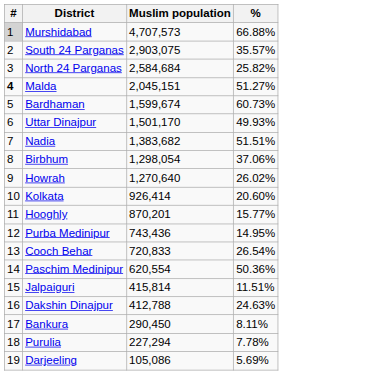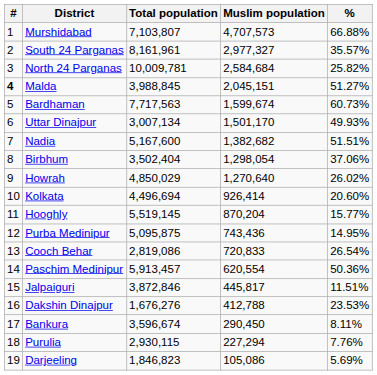+ column: (173, 13)
(10, 31) lightgrey background -> (10, 31) no background
(155, 50) 2,903,075 -> (249, 50) 2,977,327
(155, 141) 1,383,682 -> (249, 141) 1,382,682
(150, 214) 870,201 -> (244, 214) 870,204
(150, 287) 415,814 -> (244, 287) 445,817
(256, 305) 24.63% -> (350, 305) 23.53%
(252, 342) 7.78% -> (347, 342) 7.76%
